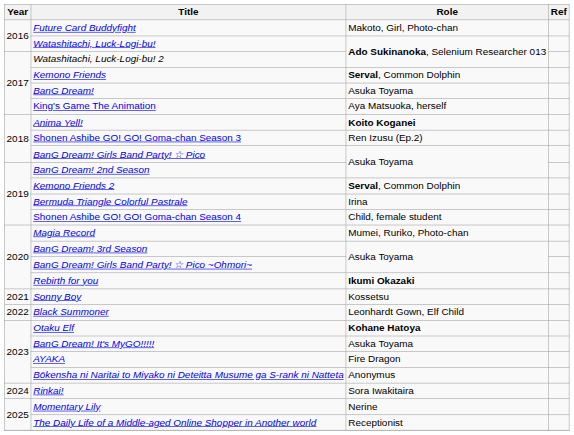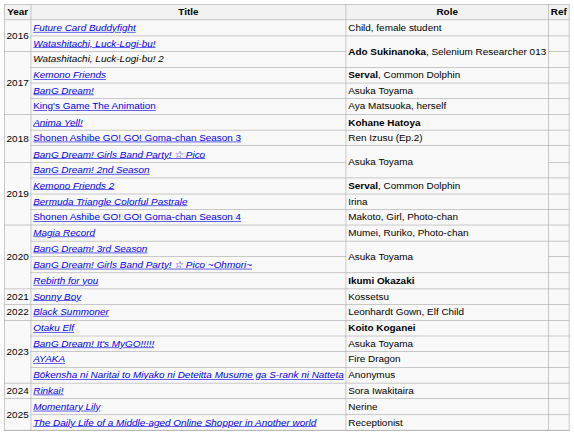(403, 28) Makoto, Girl, Photo-chan -> (395, 28) Child, female student
(382, 122) Koito Koganei -> (384, 122) Kohane Hatoya
(395, 217) Child, female student -> (403, 217) Makoto, Girl, Photo-chan
(384, 328) Kohane Hatoya -> (382, 328) Koito Koganei
